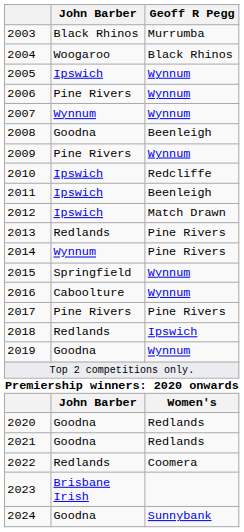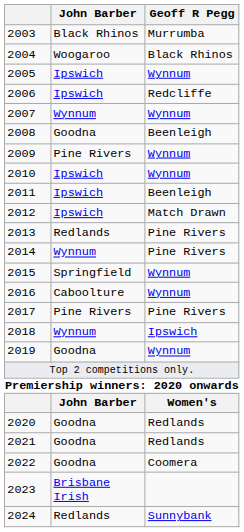(92, 94) Pine Rivers -> (78, 94) Ipswich
(169, 94) Wynnum -> (180, 94) Redcliffe
(180, 173) Redcliffe -> (169, 173) Wynnum
(82, 332) Redlands -> (75, 332) Wynnum
(82, 462) Redlands -> (75, 462) Goodna
(75, 516) Goodna -> (82, 516) Redlands
